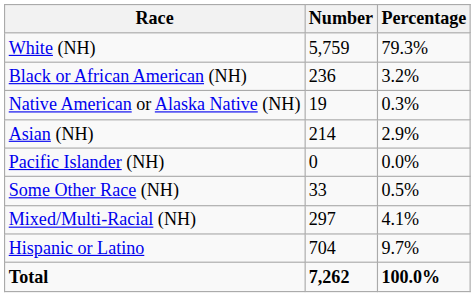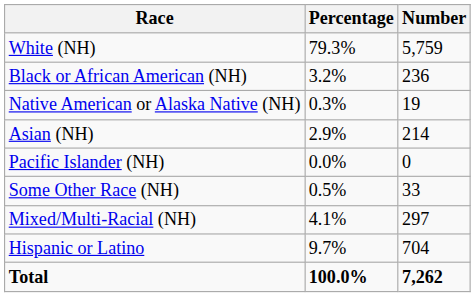columns swapped: (341, 18) <-> (424, 18)
